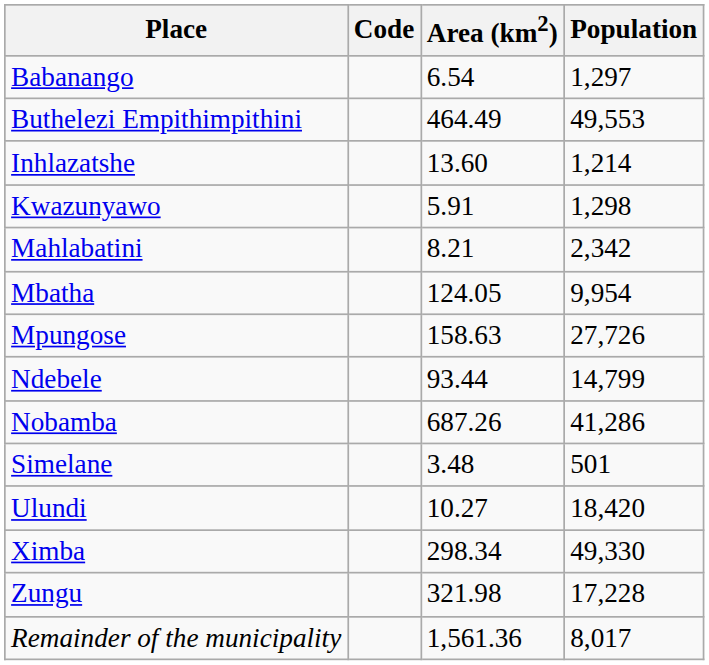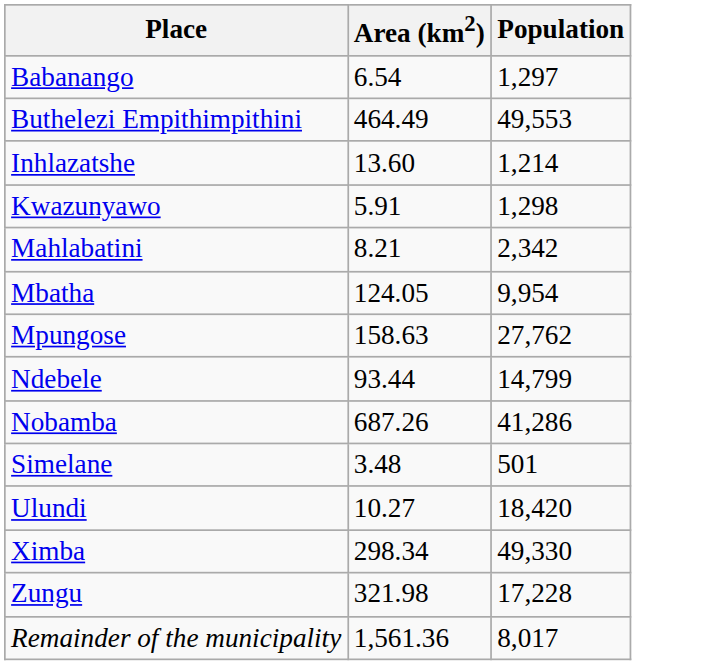- column: (384, 29)
(608, 335) 27,726 -> (535, 335) 27,762
